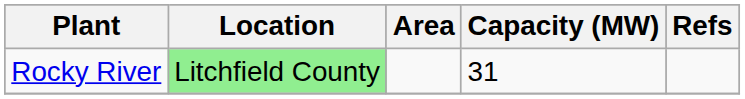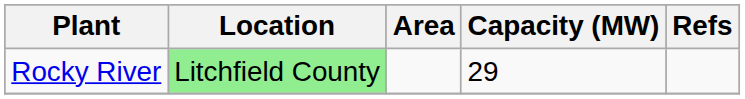(483, 70) 31 -> (483, 70) 29
